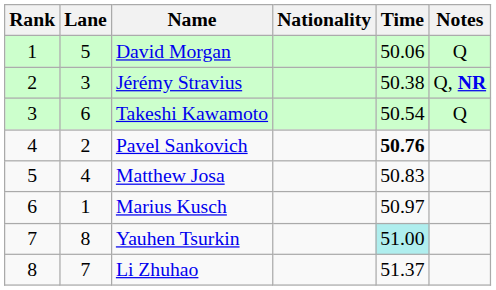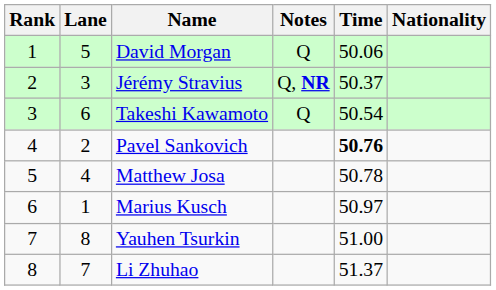columns swapped: (324, 20) <-> (460, 20)
(402, 82) 50.38 -> (361, 82) 50.37
(402, 176) 50.83 -> (361, 176) 50.78
(402, 238) paleturquoise background -> (361, 238) no background
